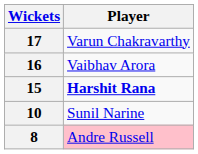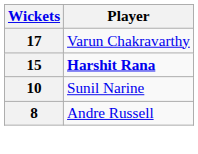- row: (34, 64)
(110, 137) pink background -> (110, 112) no background
